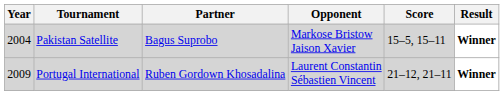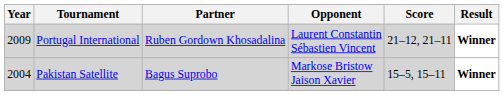rows swapped: (77, 41) <-> (88, 74)
